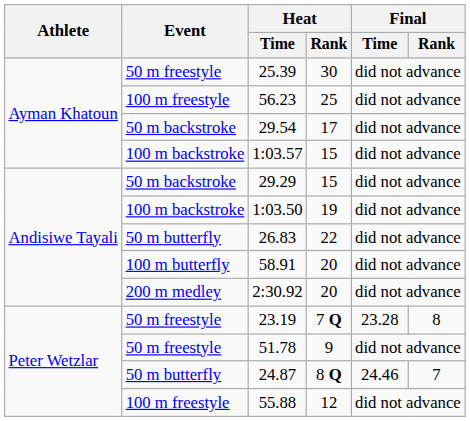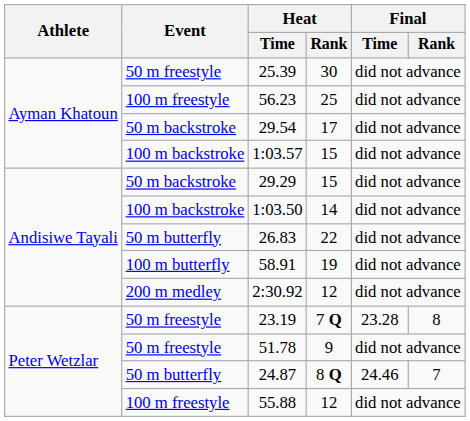(329, 210) 19 -> (329, 210) 14
(329, 265) 20 -> (329, 265) 19
(329, 292) 20 -> (329, 292) 12
